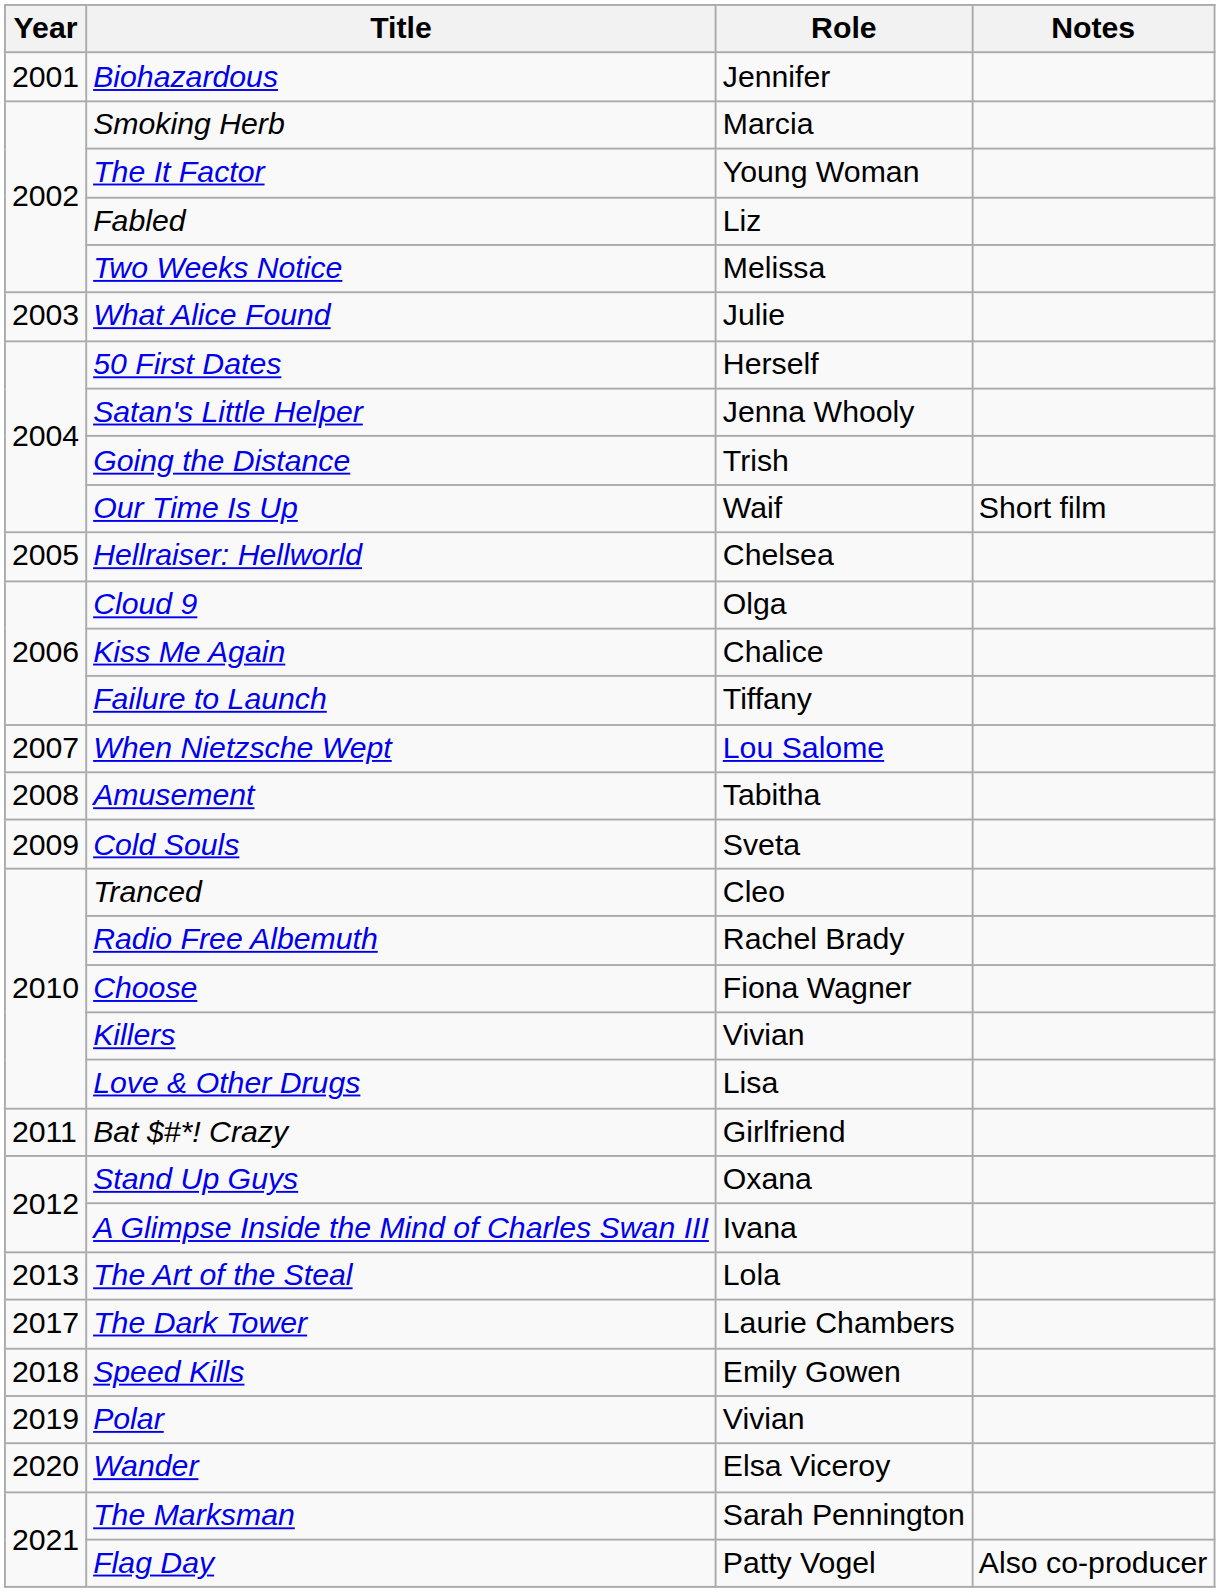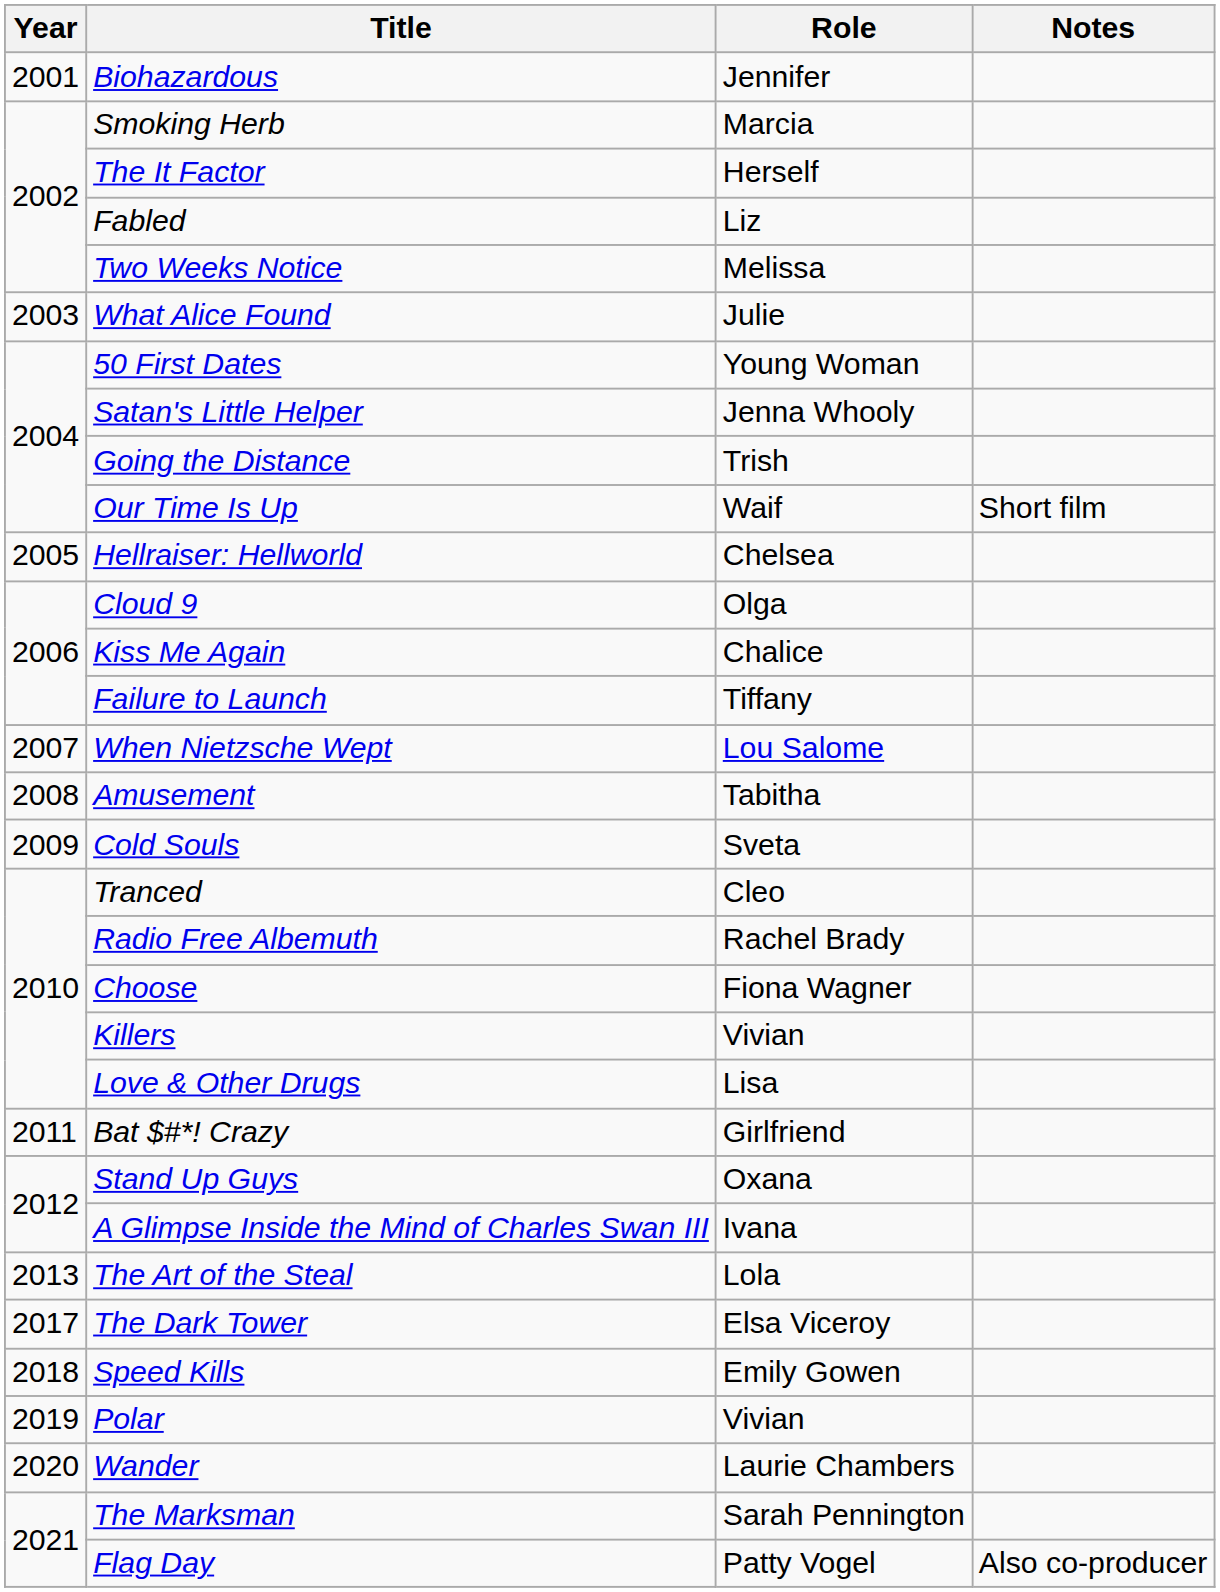(821, 172) Young Woman -> (771, 172) Herself
(771, 364) Herself -> (821, 364) Young Woman
(839, 1323) Laurie Chambers -> (807, 1323) Elsa Viceroy
(807, 1467) Elsa Viceroy -> (839, 1467) Laurie Chambers
